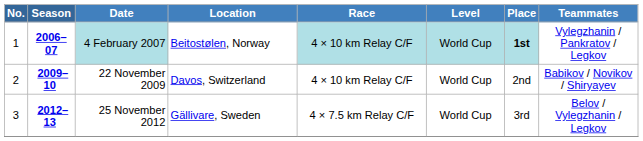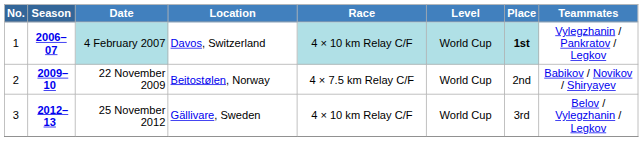(220, 43) Beitostølen, Norway -> (218, 43) Davos, Switzerland
(218, 79) Davos, Switzerland -> (220, 79) Beitostølen, Norway
(362, 79) 4 × 10 km Relay C/F -> (362, 79) 4 × 7.5 km Relay C/F
(362, 116) 4 × 7.5 km Relay C/F -> (362, 116) 4 × 10 km Relay C/F
